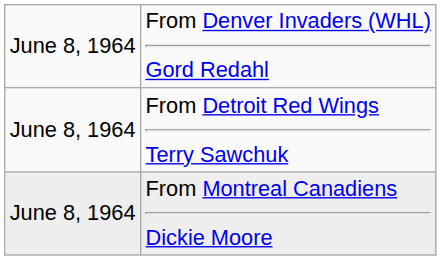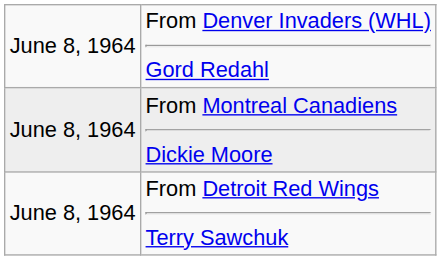rows swapped: (288, 213) <-> (288, 129)
